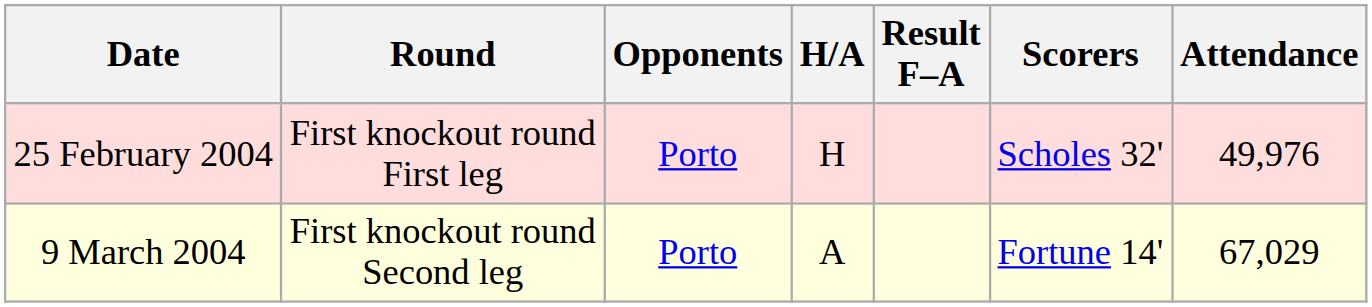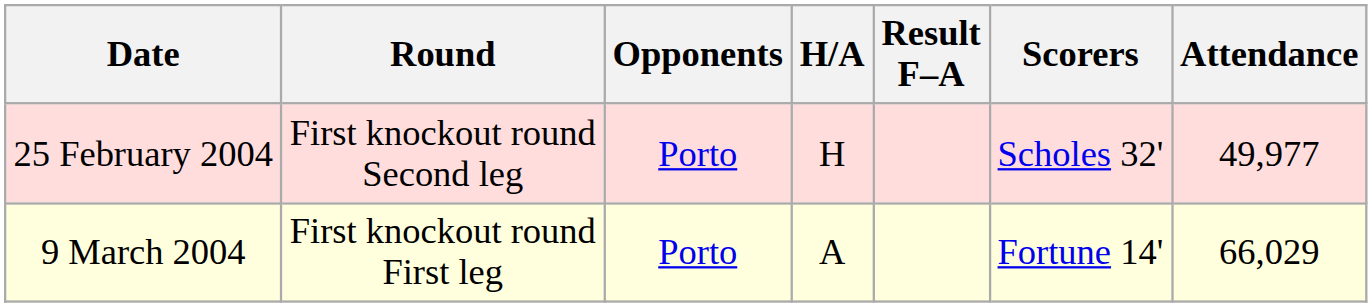(443, 152) First knockout round First leg -> (443, 152) First knockout round Second leg
(1269, 152) 49,976 -> (1269, 152) 49,977
(443, 251) First knockout round Second leg -> (443, 251) First knockout round First leg
(1269, 251) 67,029 -> (1269, 251) 66,029
